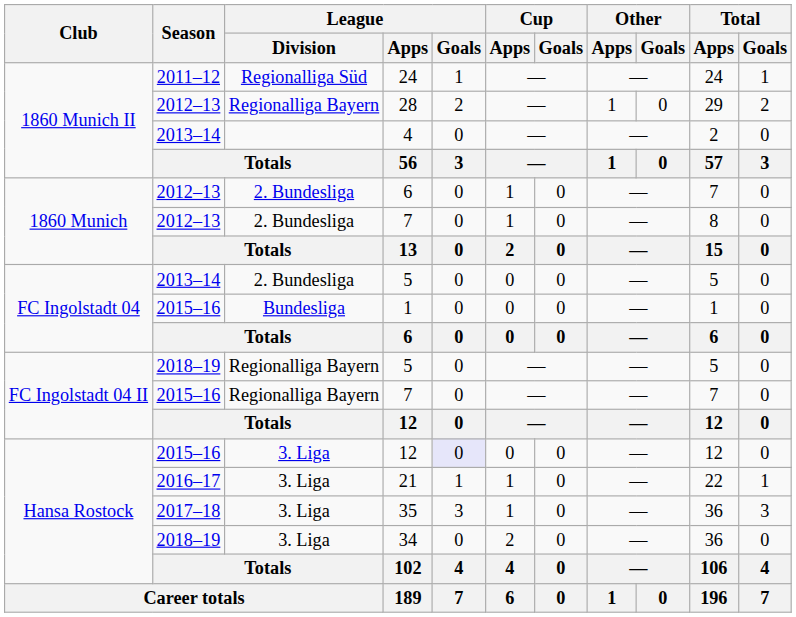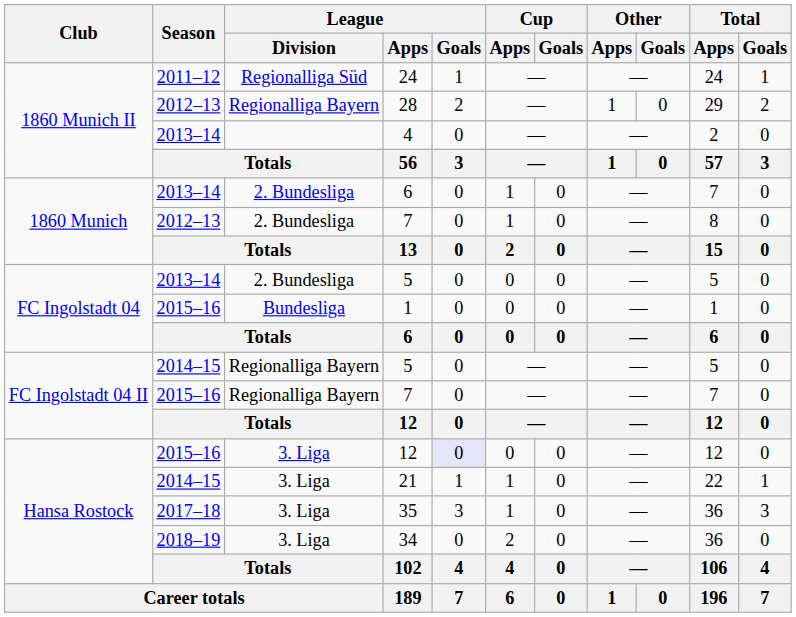(188, 192) 2012–13 -> (188, 192) 2013–14
(188, 366) 2018–19 -> (188, 366) 2014–15
(188, 481) 2016–17 -> (188, 481) 2014–15
